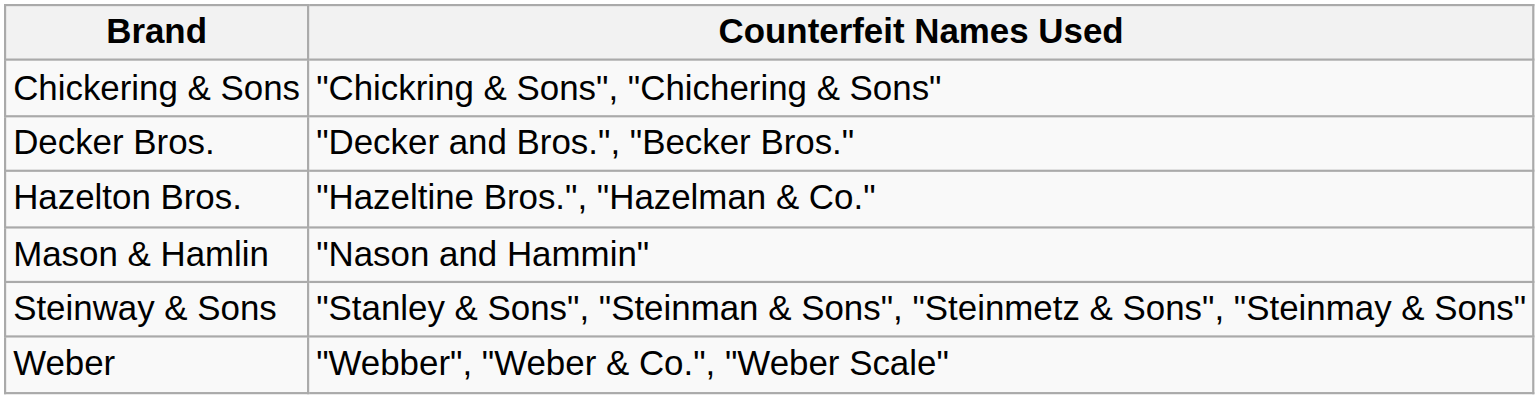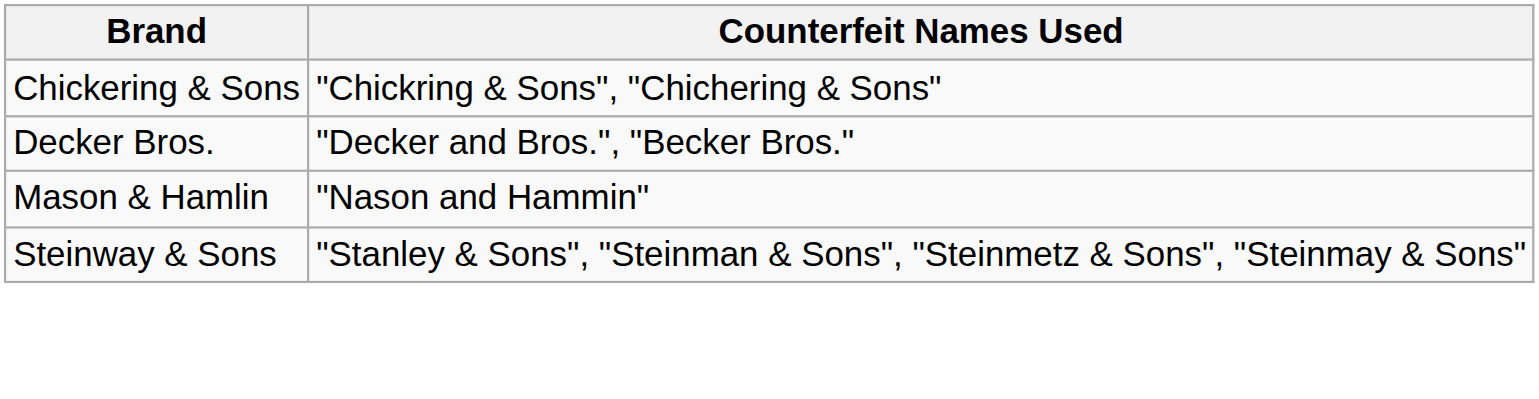- row: (128, 198)
- row: (64, 364)
